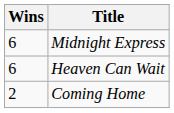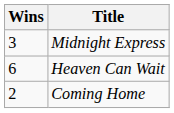(12, 42) 6 -> (12, 42) 3
